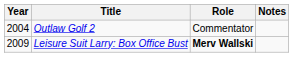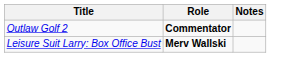- column: (18, 12)
(223, 28) normal -> (198, 28) bold
